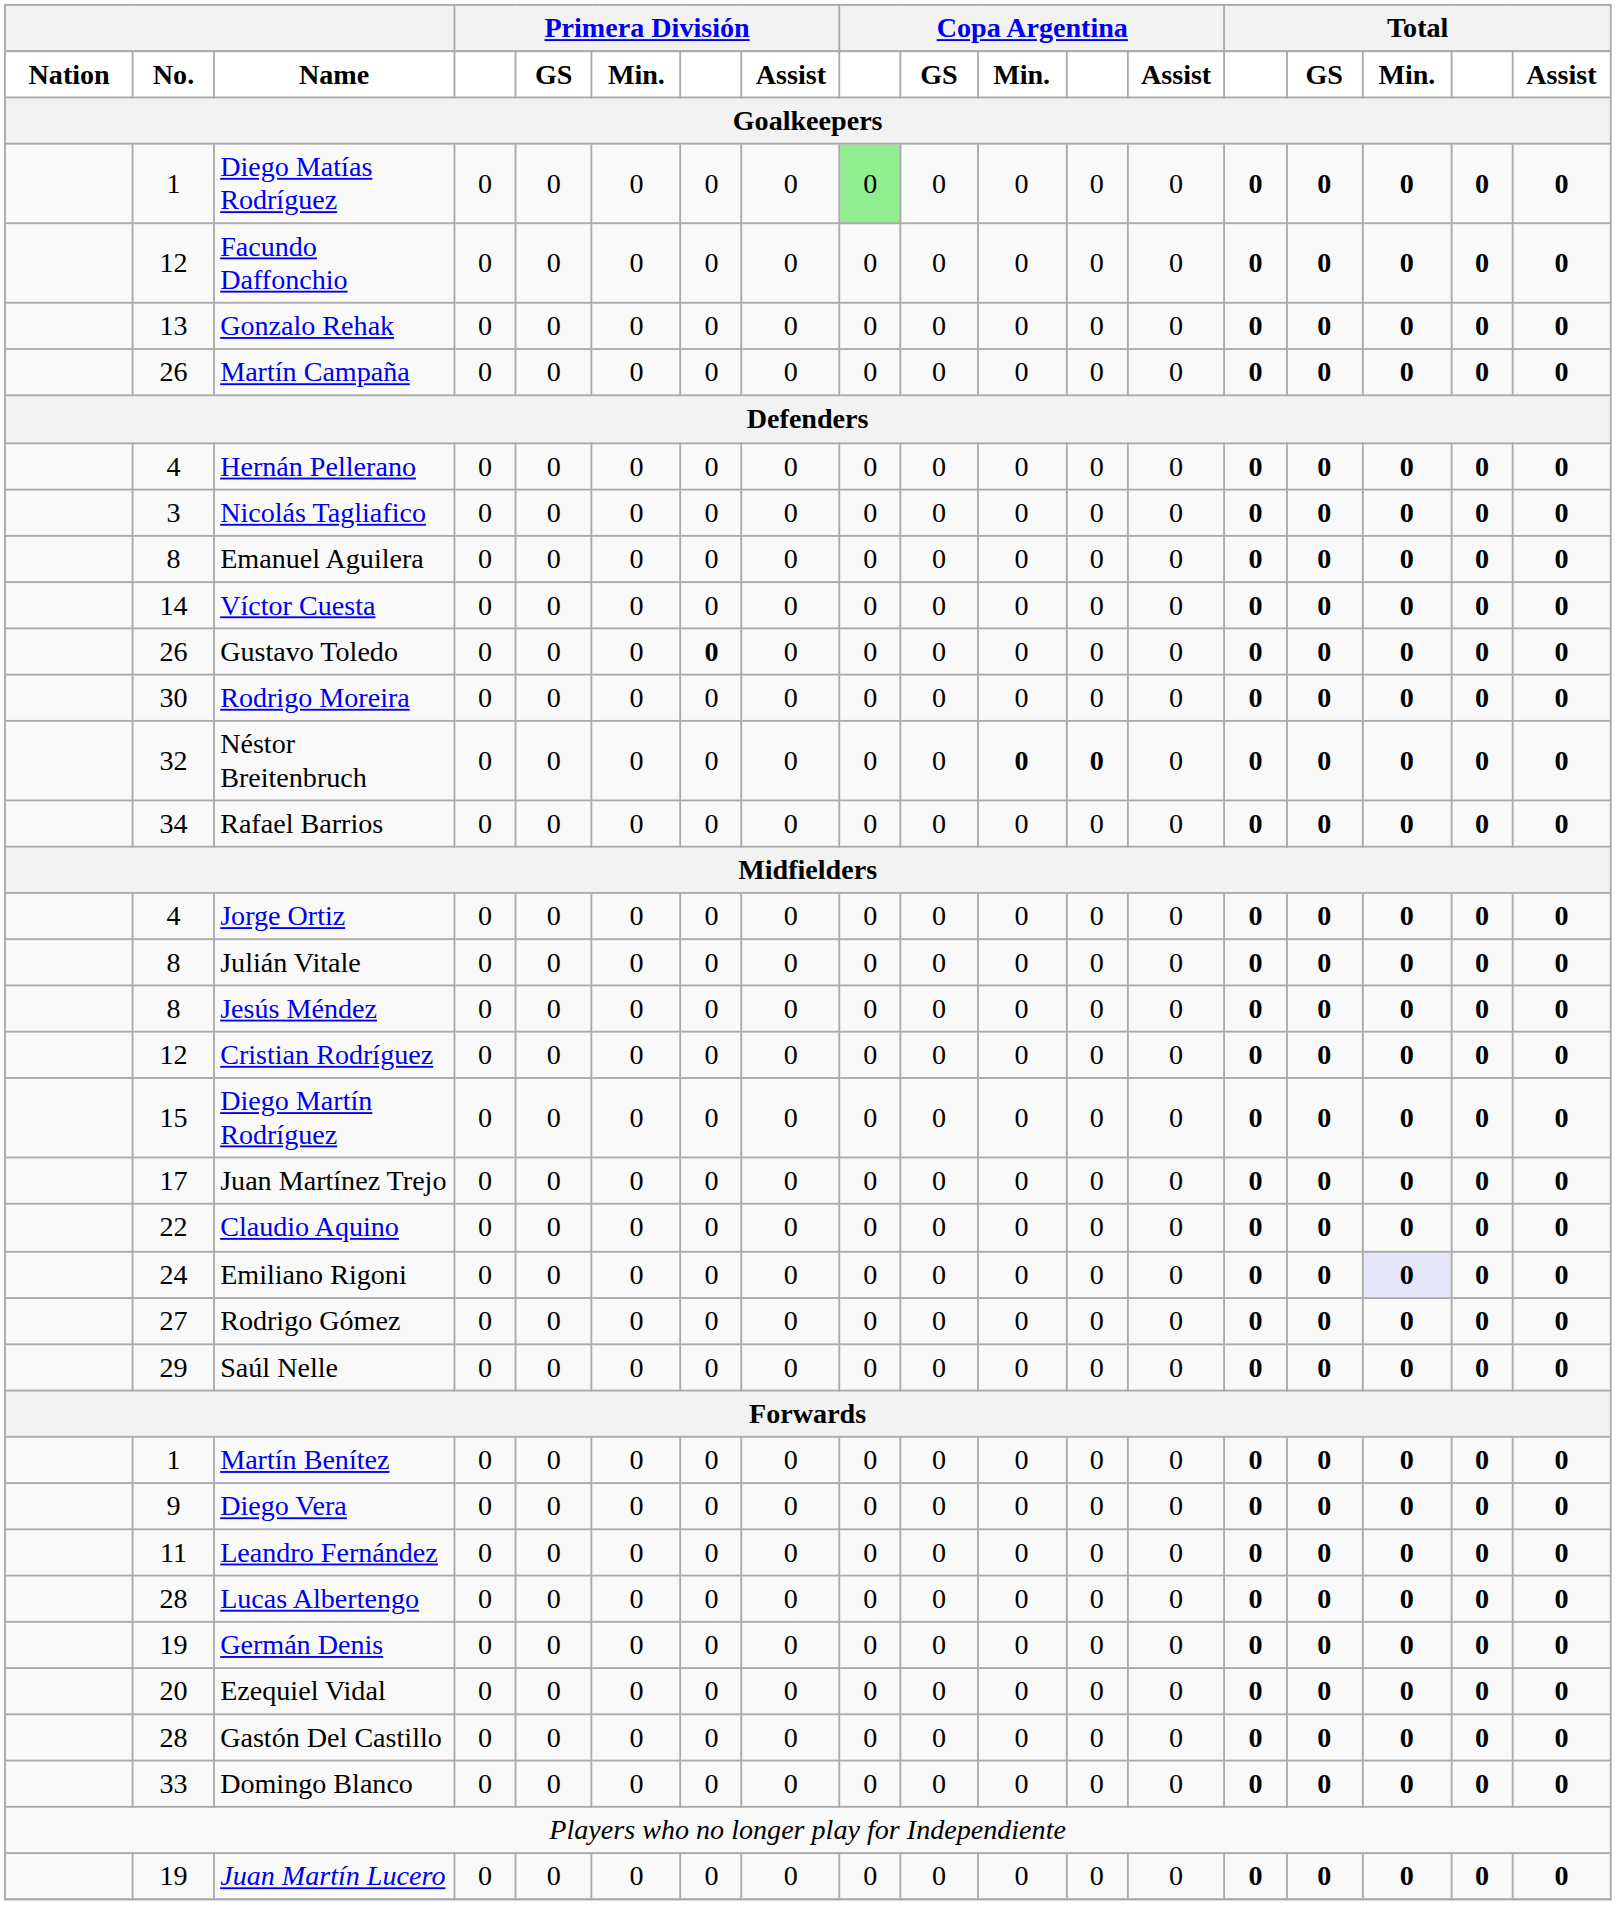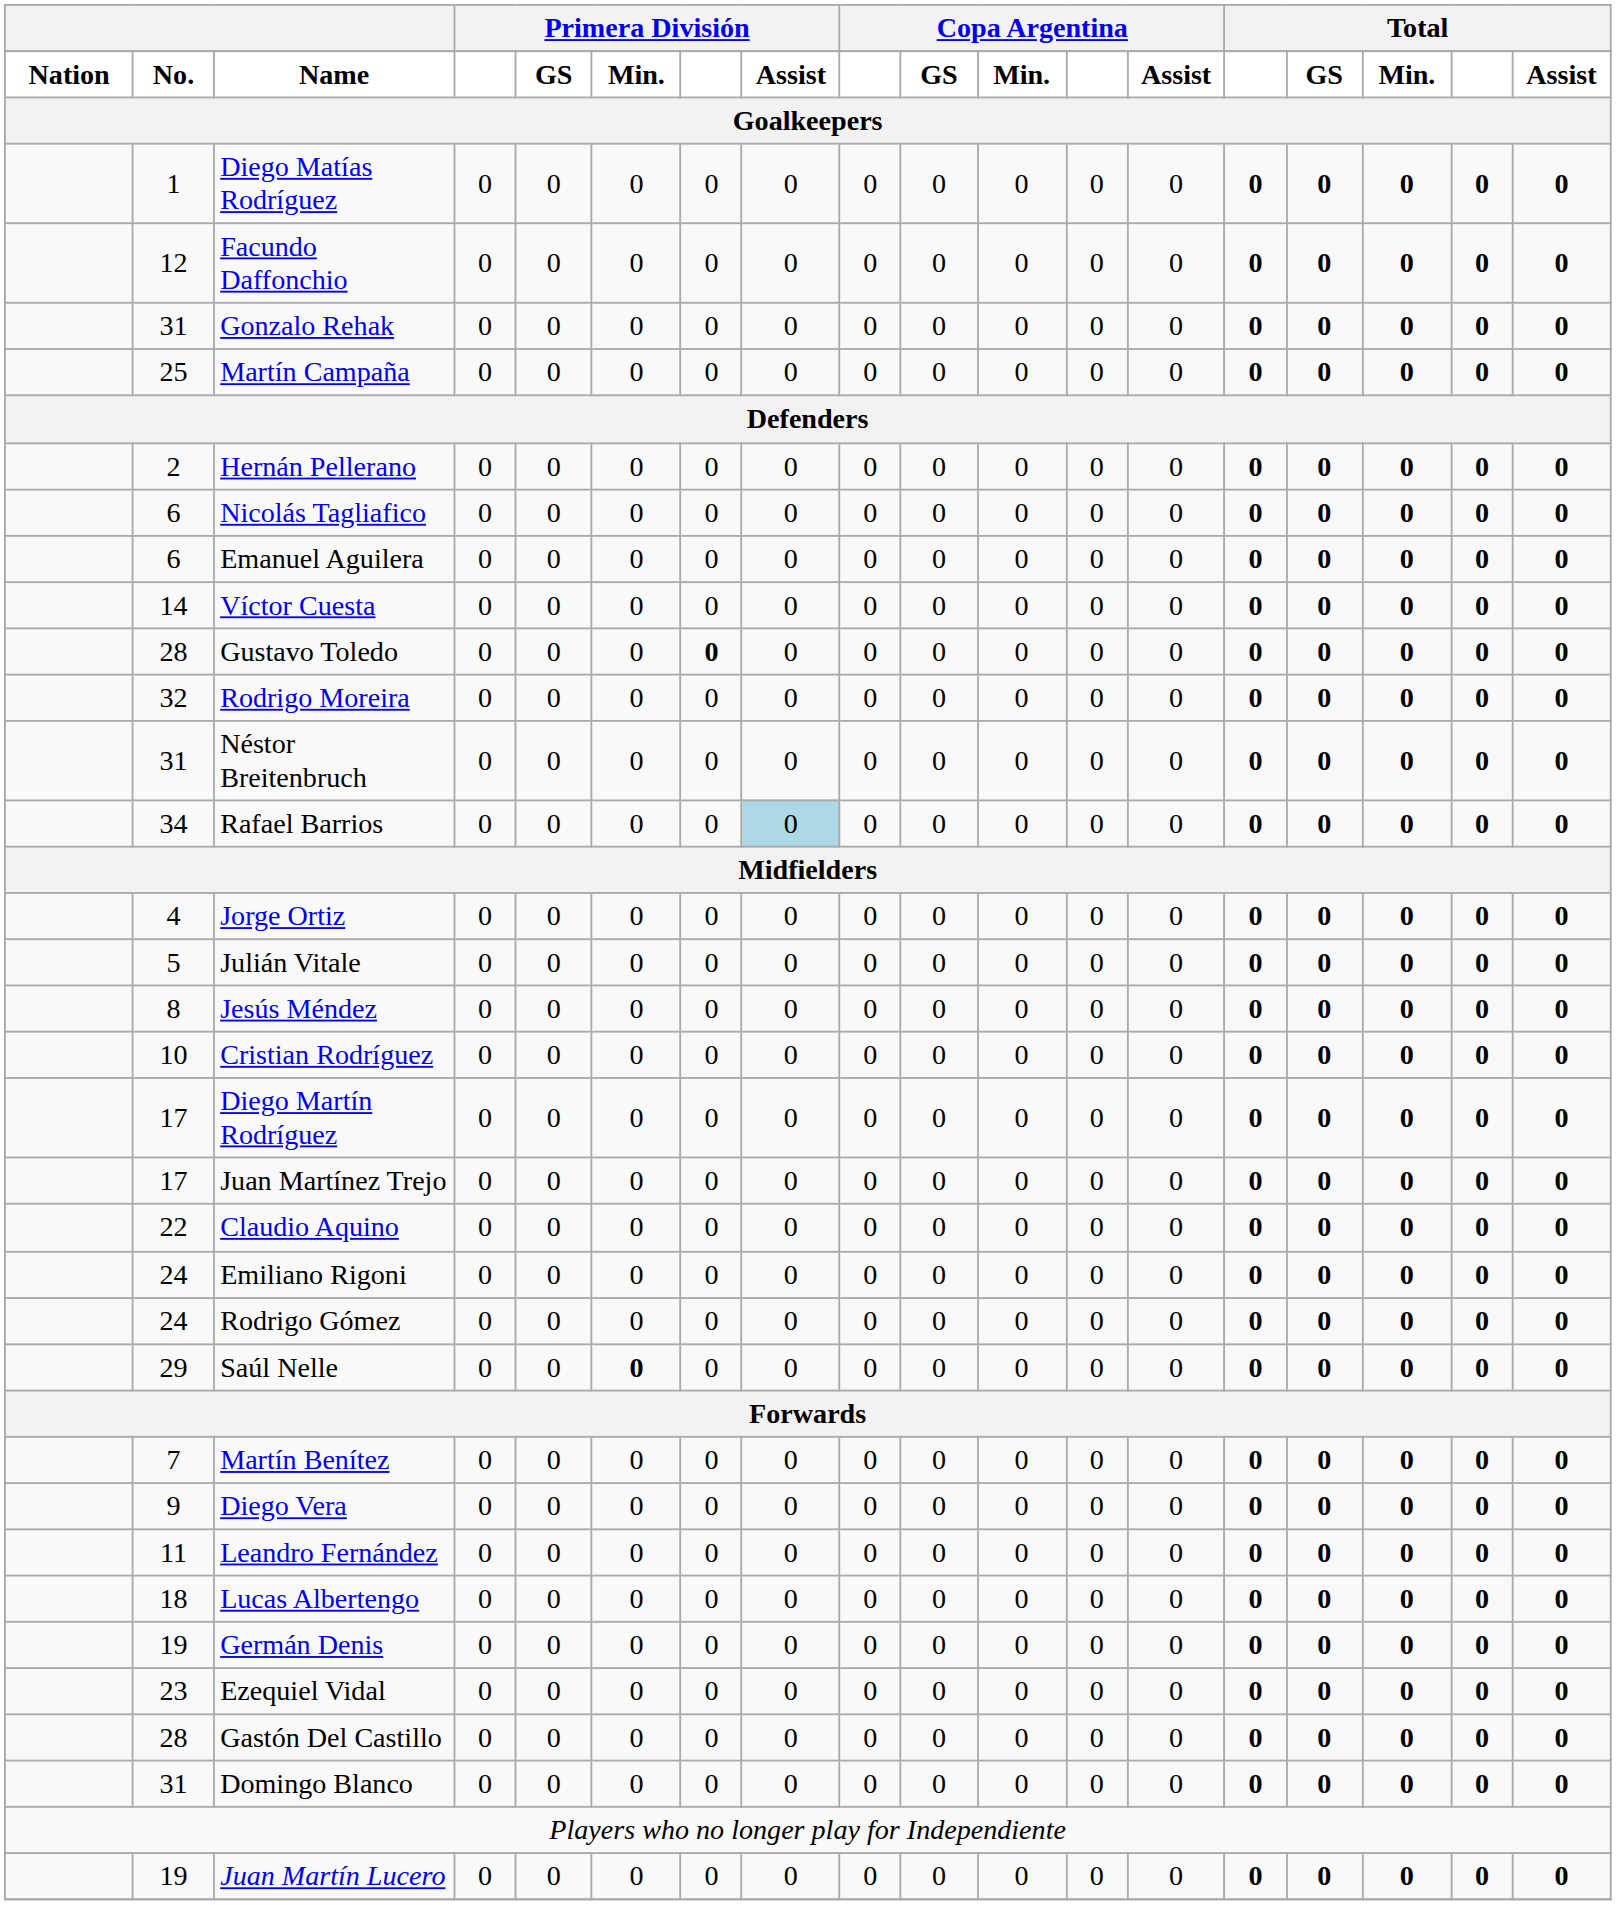(870, 183) lightgreen background -> (870, 183) no background
(173, 326) 13 -> (173, 326) 31
(173, 372) 26 -> (173, 372) 25
(173, 465) 4 -> (173, 465) 2
(173, 511) 3 -> (173, 511) 6
(173, 558) 8 -> (173, 558) 6
(173, 650) 26 -> (173, 650) 28
(173, 697) 30 -> (173, 697) 32
(173, 760) 32 -> (173, 760) 31
(1022, 760) bold -> (1022, 760) normal
(1097, 760) bold -> (1097, 760) normal
(791, 823) no background -> (791, 823) lightblue background
(173, 962) 8 -> (173, 962) 5
(173, 1055) 12 -> (173, 1055) 10
(173, 1118) 15 -> (173, 1118) 17
(1407, 1273) lavender background -> (1407, 1273) no background
(173, 1320) 27 -> (173, 1320) 24
(636, 1366) normal -> (636, 1366) bold
(173, 1459) 1 -> (173, 1459) 7
(173, 1598) 28 -> (173, 1598) 18
(173, 1691) 20 -> (173, 1691) 23
(173, 1783) 33 -> (173, 1783) 31
